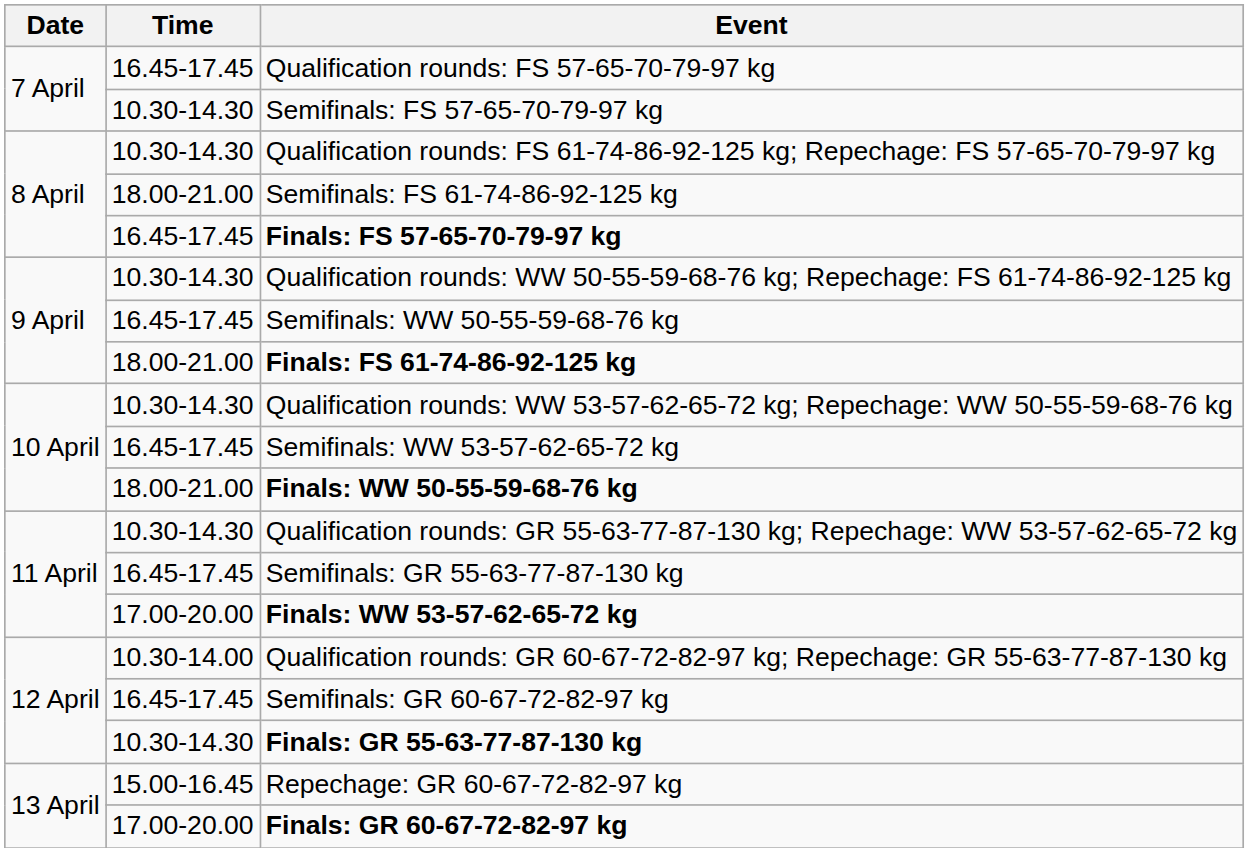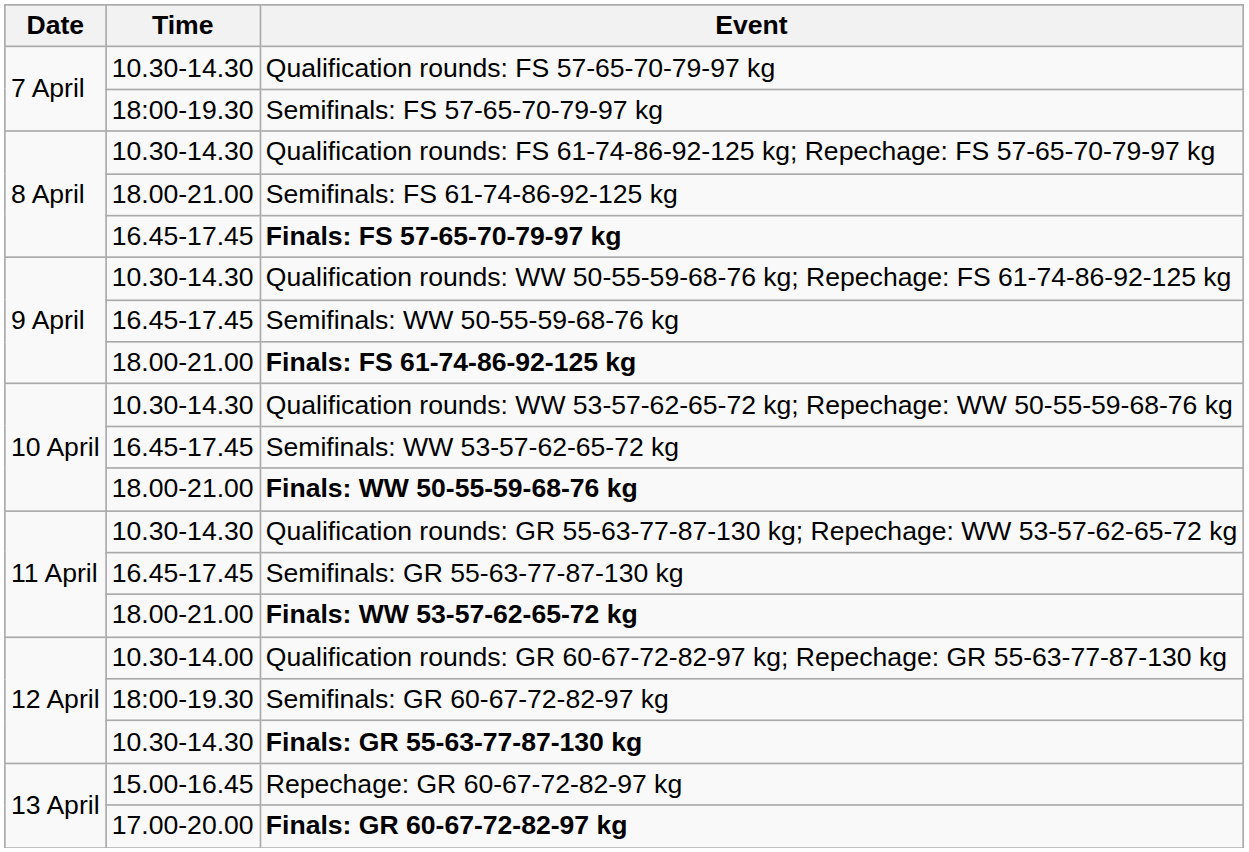(183, 67) 16.45-17.45 -> (183, 67) 10.30-14.30
(183, 109) 10.30-14.30 -> (183, 109) 18:00-19.30
(183, 615) 17.00-20.00 -> (183, 615) 18.00-21.00
(183, 699) 16.45-17.45 -> (183, 699) 18:00-19.30
